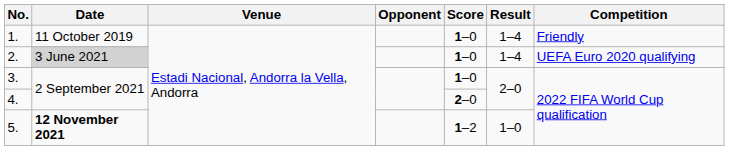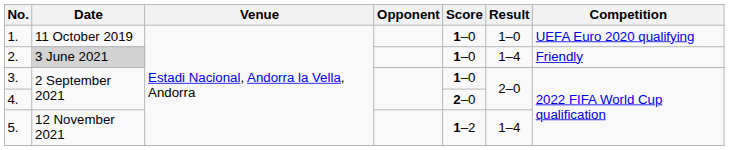(510, 36) 1–4 -> (509, 36) 1–0
(560, 36) Friendly -> (615, 36) UEFA Euro 2020 qualifying
(616, 57) UEFA Euro 2020 qualifying -> (559, 57) Friendly
(77, 127) bold -> (75, 127) normal
(510, 127) 1–0 -> (509, 127) 1–4
